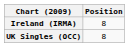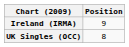(104, 23) 8 -> (104, 23) 9
